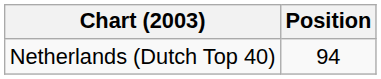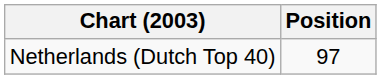(328, 56) 94 -> (328, 56) 97
